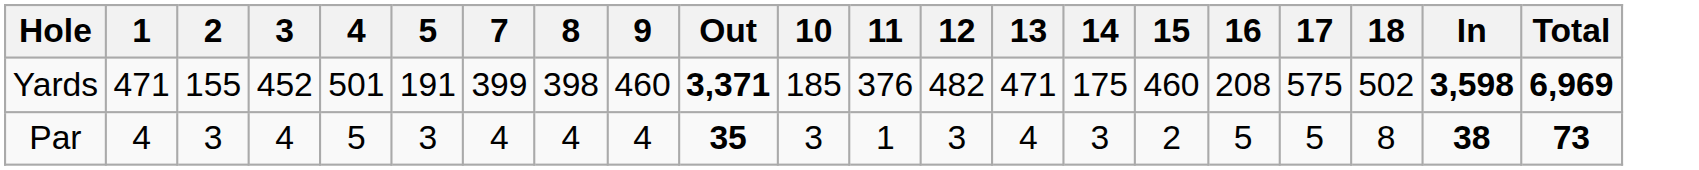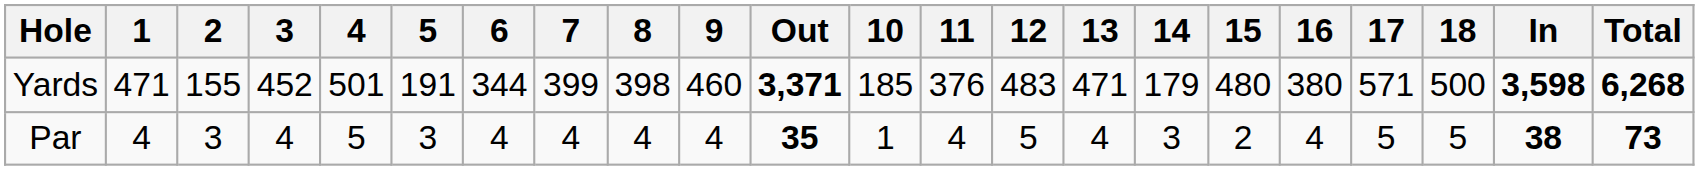+ column: (499, 31)
(957, 84) 482 -> (1028, 84) 483
(1100, 84) 175 -> (1172, 84) 179
(1172, 84) 460 -> (1243, 84) 480
(1243, 84) 208 -> (1315, 84) 380
(1315, 84) 575 -> (1386, 84) 571
(1386, 84) 502 -> (1458, 84) 500
(1571, 84) 6,969 -> (1643, 84) 6,268
(814, 137) 3 -> (885, 137) 1
(885, 137) 1 -> (957, 137) 4
(957, 137) 3 -> (1028, 137) 5
(1243, 137) 5 -> (1315, 137) 4
(1386, 137) 8 -> (1458, 137) 5
